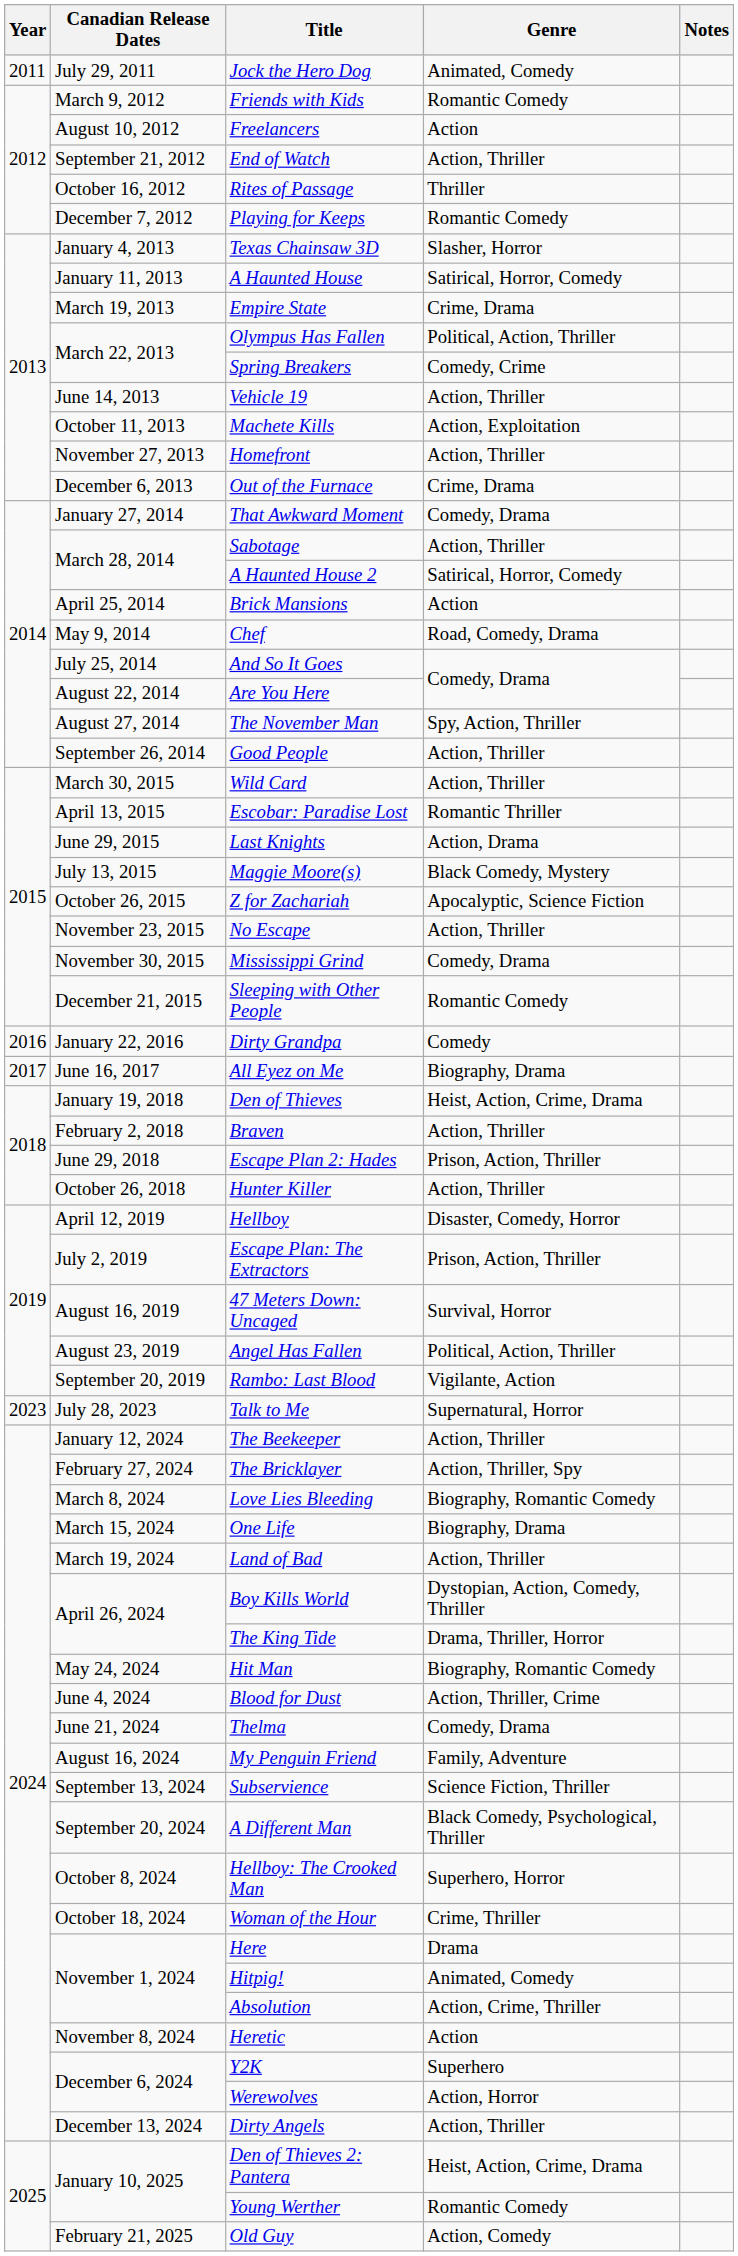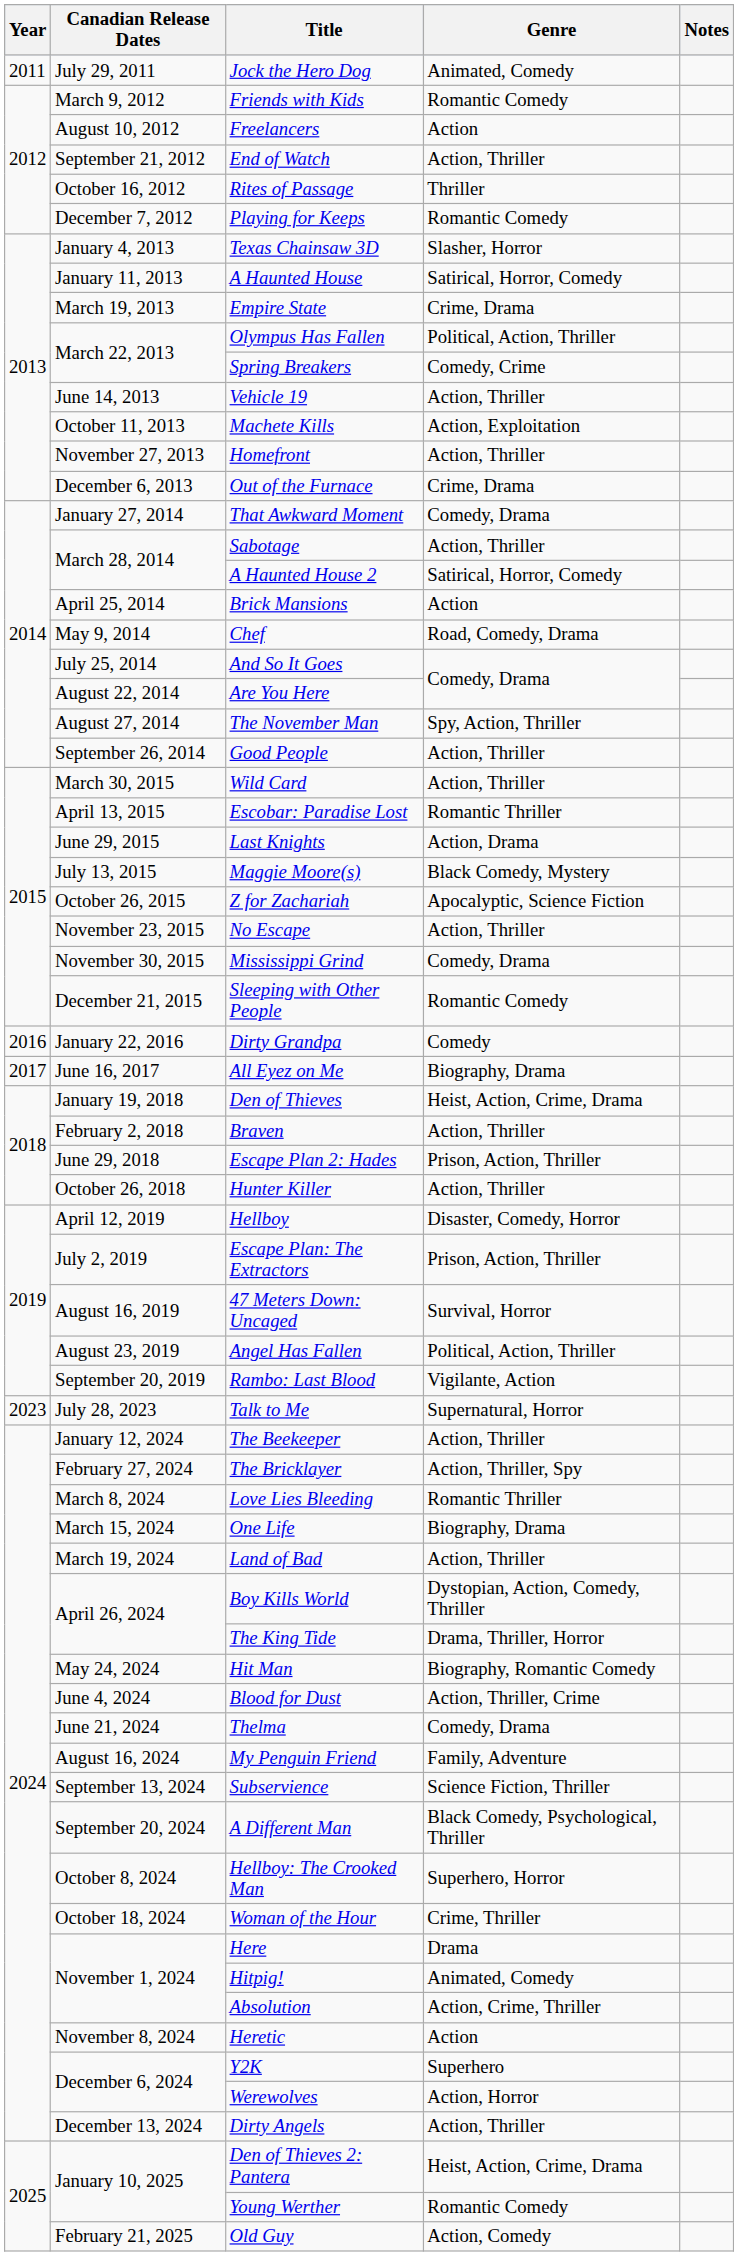(541, 1498) Biography, Romantic Comedy -> (494, 1498) Romantic Thriller
